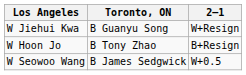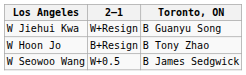columns swapped: (215, 13) <-> (138, 13)
